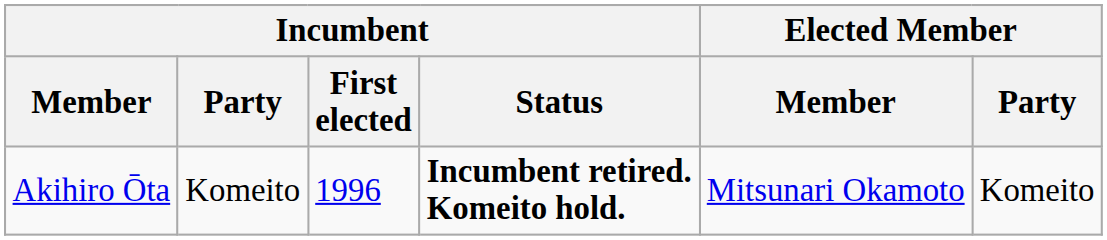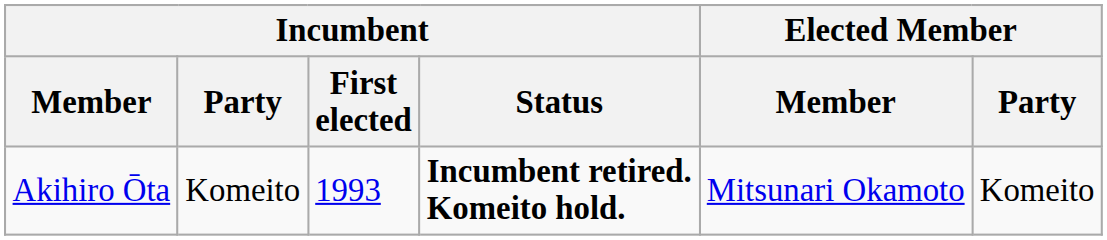(348, 189) 1996 -> (348, 189) 1993
